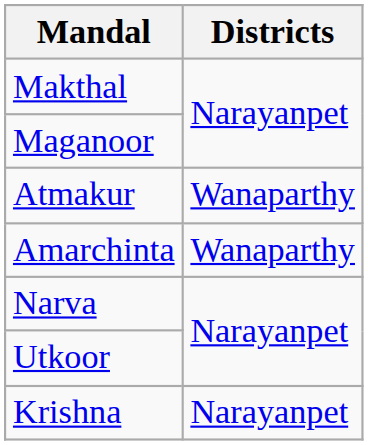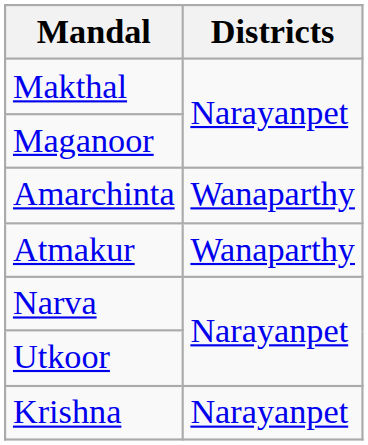rows swapped: (74, 194) <-> (94, 248)
